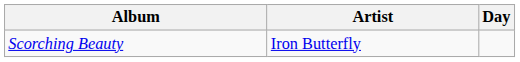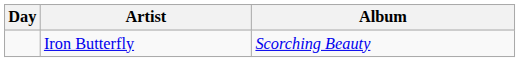columns swapped: (496, 17) <-> (136, 17)
